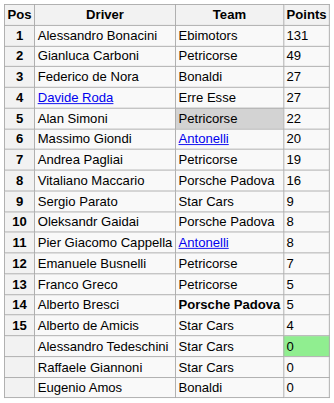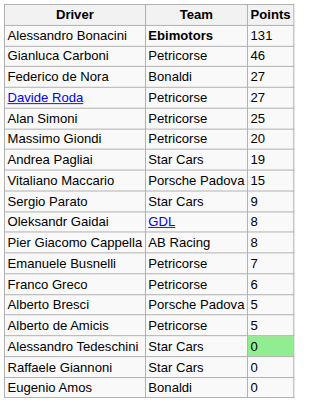- column: (20, 15)
(208, 36) normal -> (181, 36) bold
(294, 57) 49 -> (258, 57) 46
(207, 98) Erre Esse -> (178, 98) Petricorse
(208, 119) lightgrey background -> (178, 119) no background
(294, 119) 22 -> (258, 119) 25
(204, 139) Antonelli -> (178, 139) Petricorse
(208, 160) Petricorse -> (176, 160) Star Cars
(294, 181) 16 -> (258, 181) 15
(227, 222) Porsche Padova -> (162, 222) GDL
(204, 243) Antonelli -> (179, 243) AB Racing
(290, 284) 5 -> (254, 284) 6
(229, 305) bold -> (196, 305) normal
(206, 326) Star Cars -> (178, 326) Petricorse
(290, 326) 4 -> (254, 326) 5
